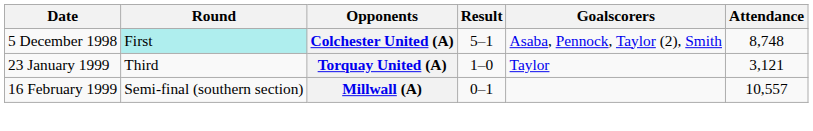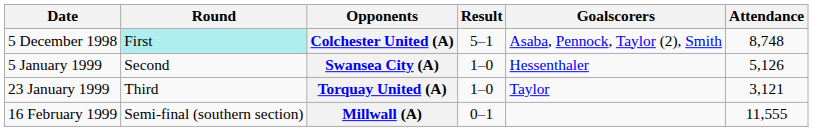+ row: (382, 65)
(767, 89) 10,557 -> (767, 114) 11,555
